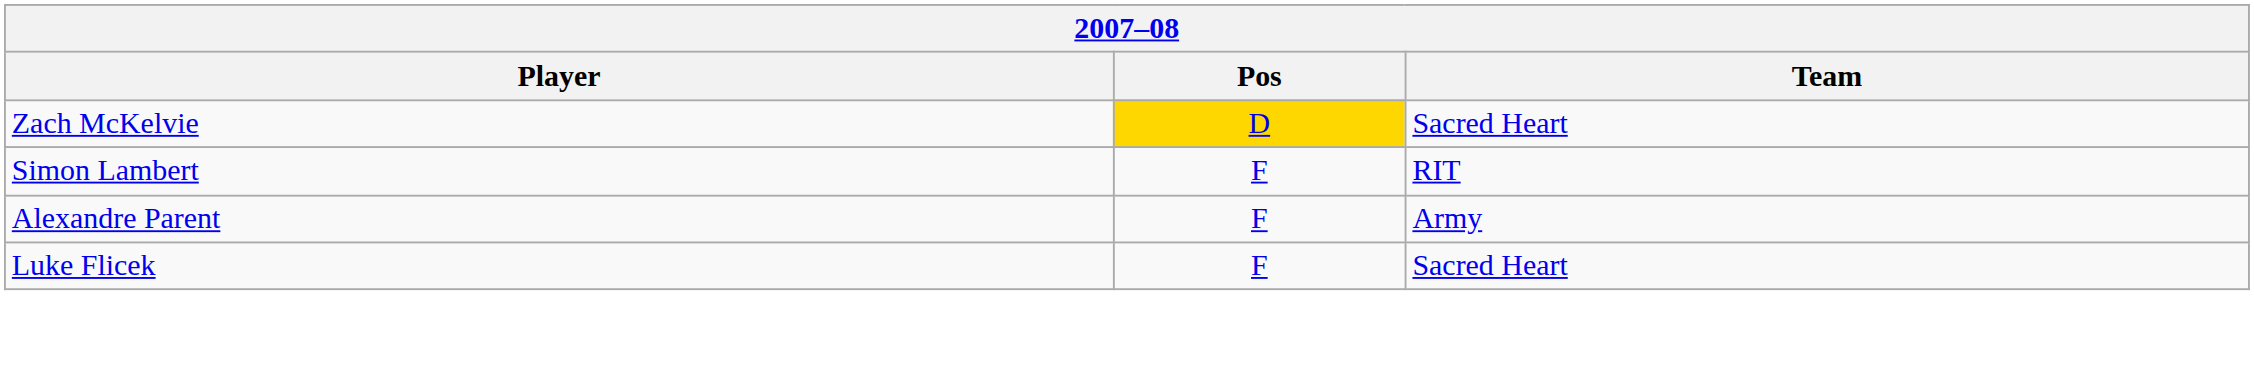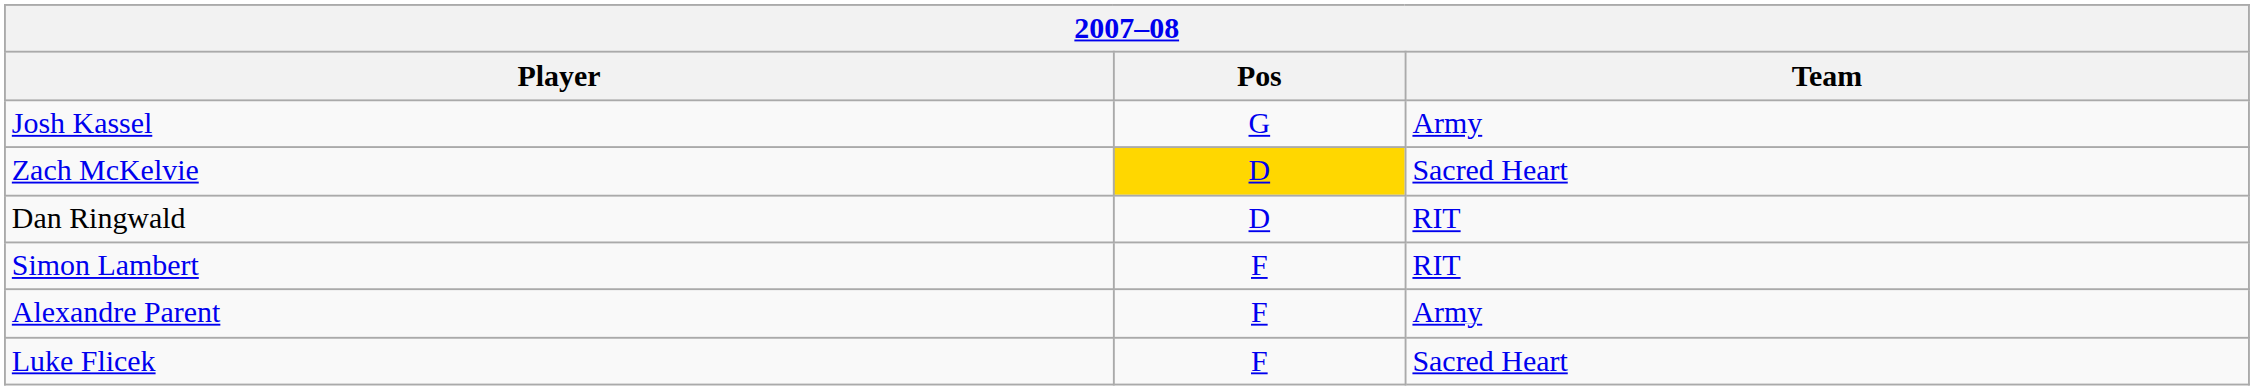+ row: (82, 123)
+ row: (99, 218)
